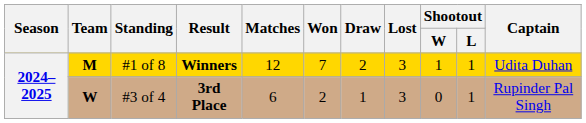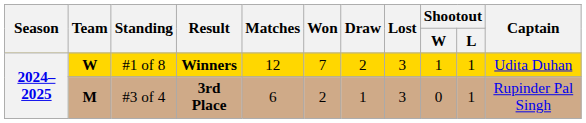(90, 64) M -> (90, 64) W
(90, 97) W -> (90, 97) M
